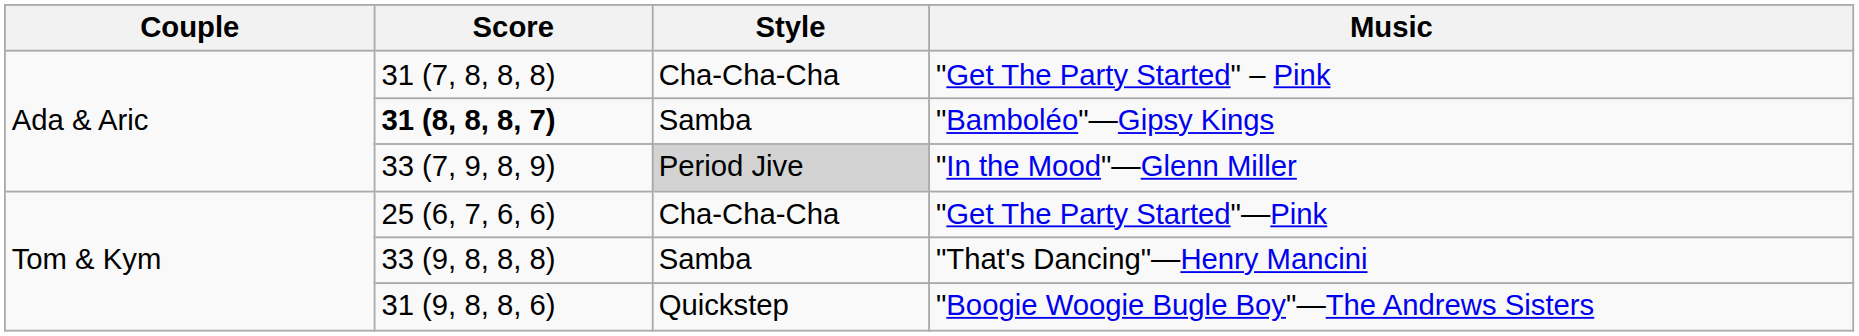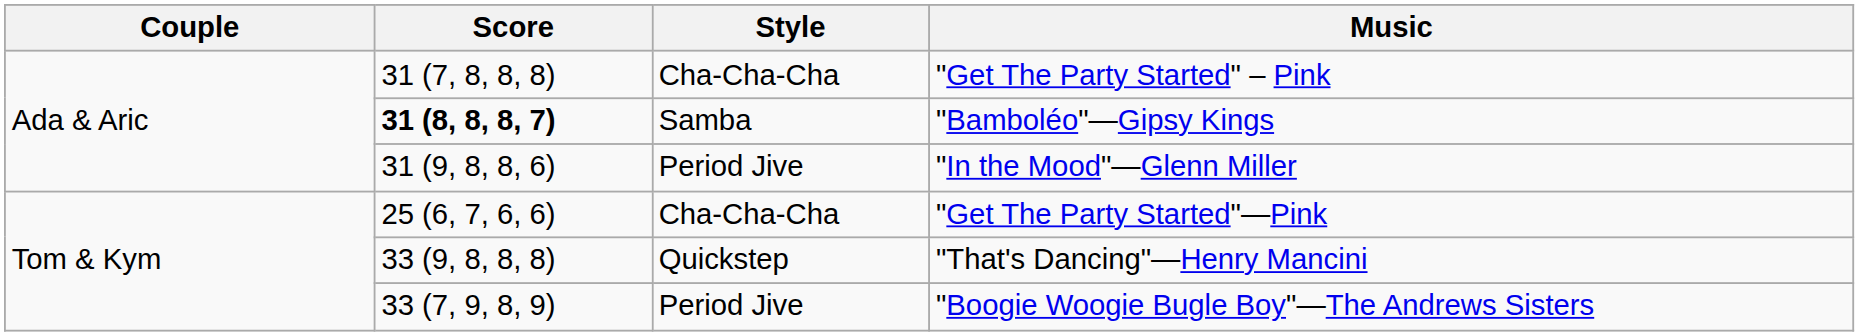(468, 167) 33 (7, 9, 8, 9) -> (468, 167) 31 (9, 8, 8, 6)
(731, 167) lightgrey background -> (731, 167) no background
(705, 259) Samba -> (724, 259) Quickstep
(468, 306) 31 (9, 8, 8, 6) -> (468, 306) 33 (7, 9, 8, 9)
(724, 306) Quickstep -> (731, 306) Period Jive
